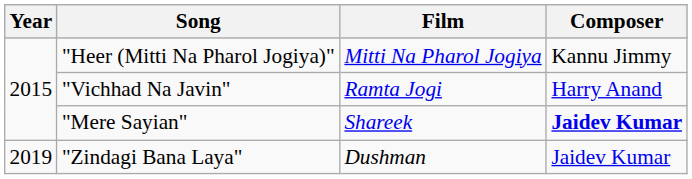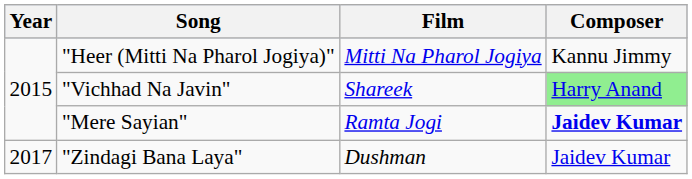(393, 88) Ramta Jogi -> (378, 88) Shareek
(607, 88) no background -> (607, 88) lightgreen background
(378, 122) Shareek -> (393, 122) Ramta Jogi
(31, 156) 2019 -> (31, 156) 2017
